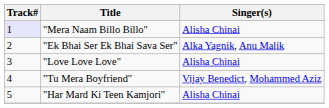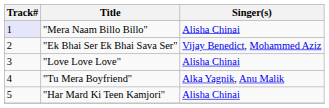(233, 45) Alka Yagnik, Anu Malik -> (252, 45) Vijay Benedict, Mohammed Aziz
(252, 78) Vijay Benedict, Mohammed Aziz -> (233, 78) Alka Yagnik, Anu Malik
